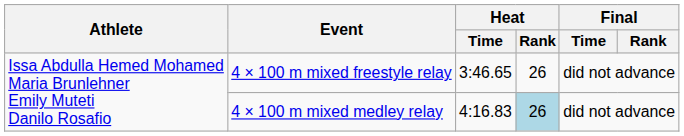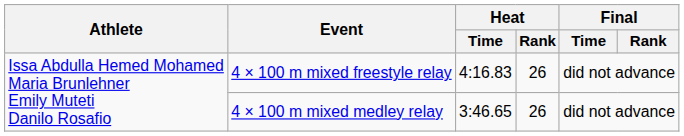(485, 73) 3:46.65 -> (485, 73) 4:16.83
(485, 112) 4:16.83 -> (485, 112) 3:46.65
(538, 112) lightblue background -> (538, 112) no background
